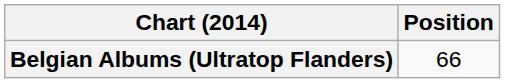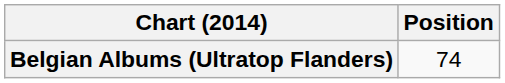(449, 58) 66 -> (449, 58) 74
